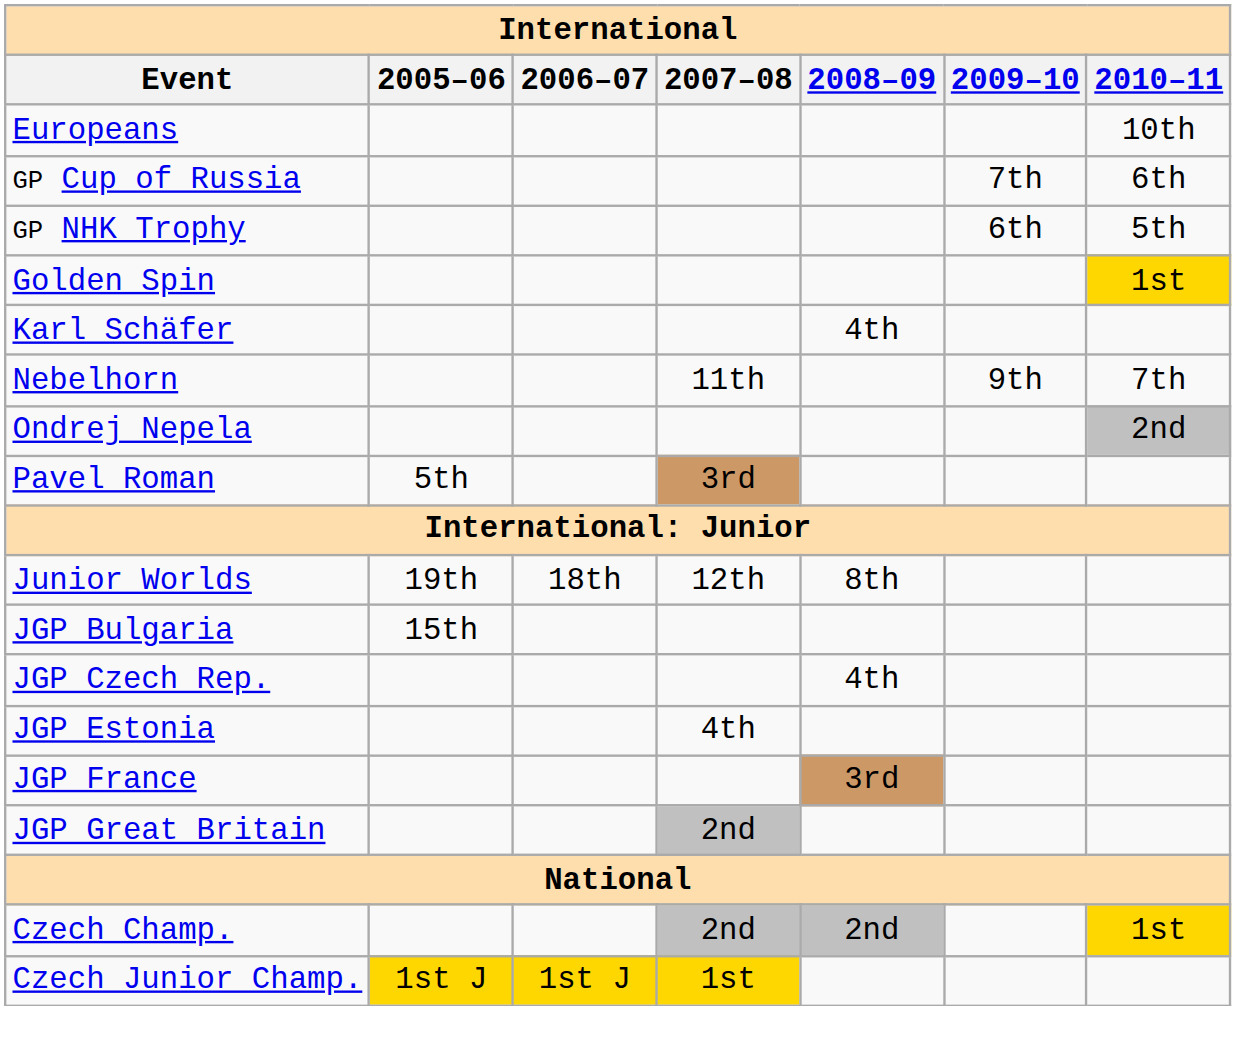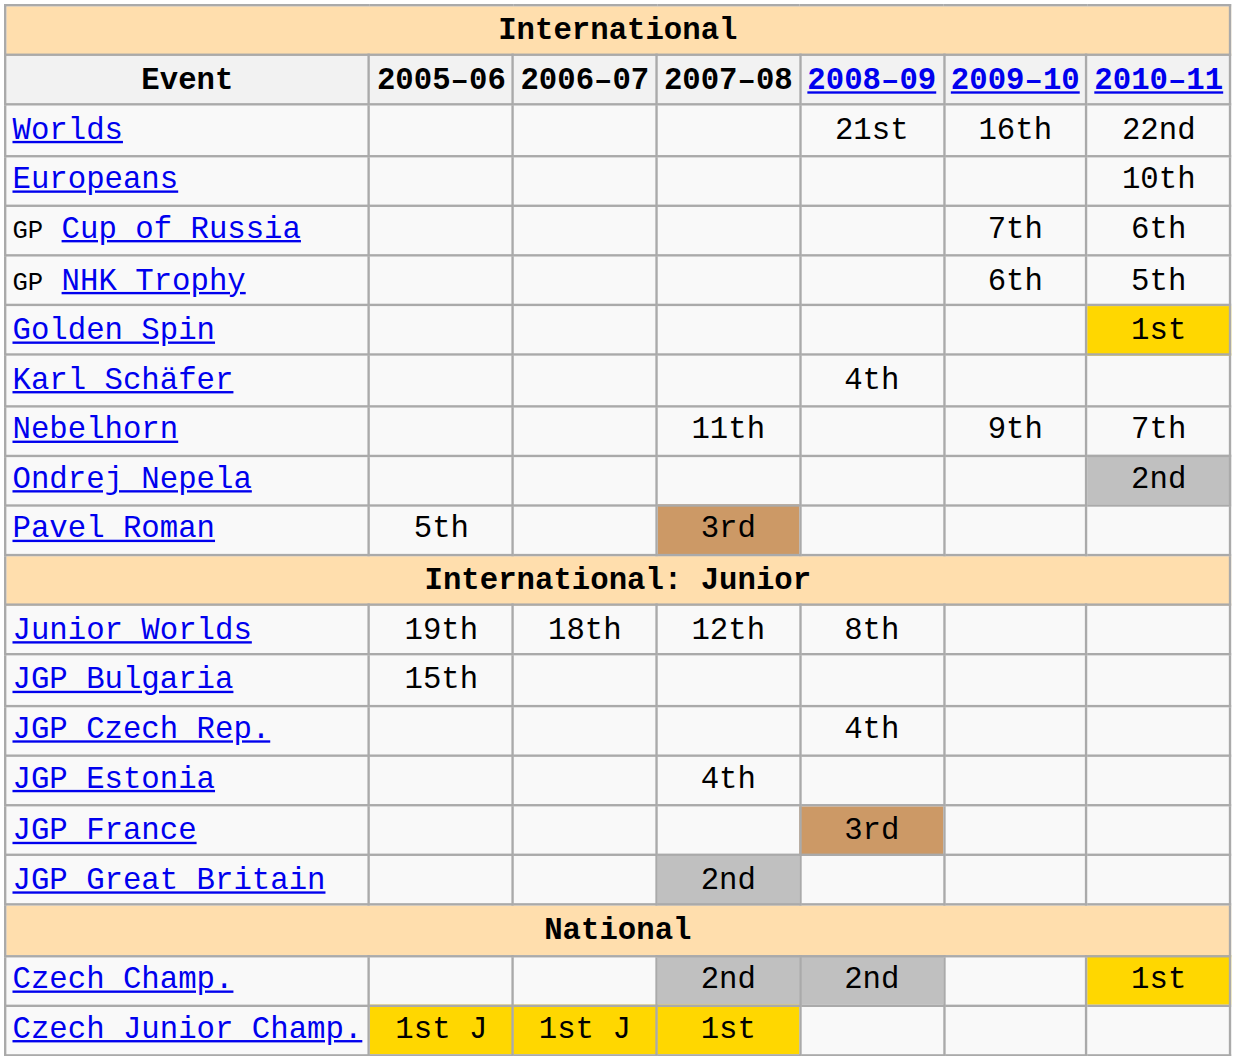+ row: (68, 130)
